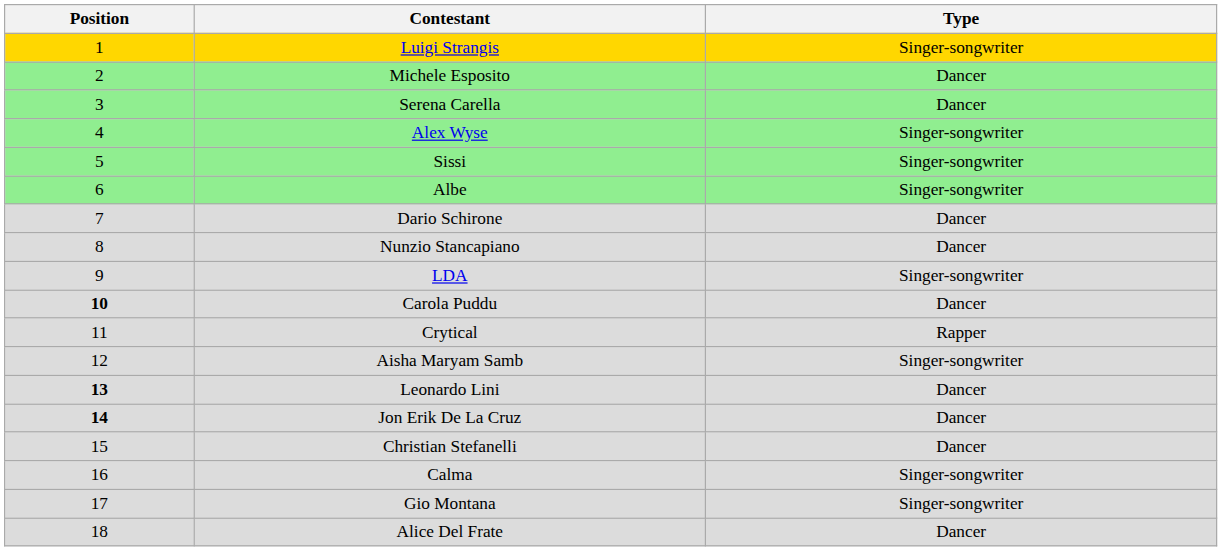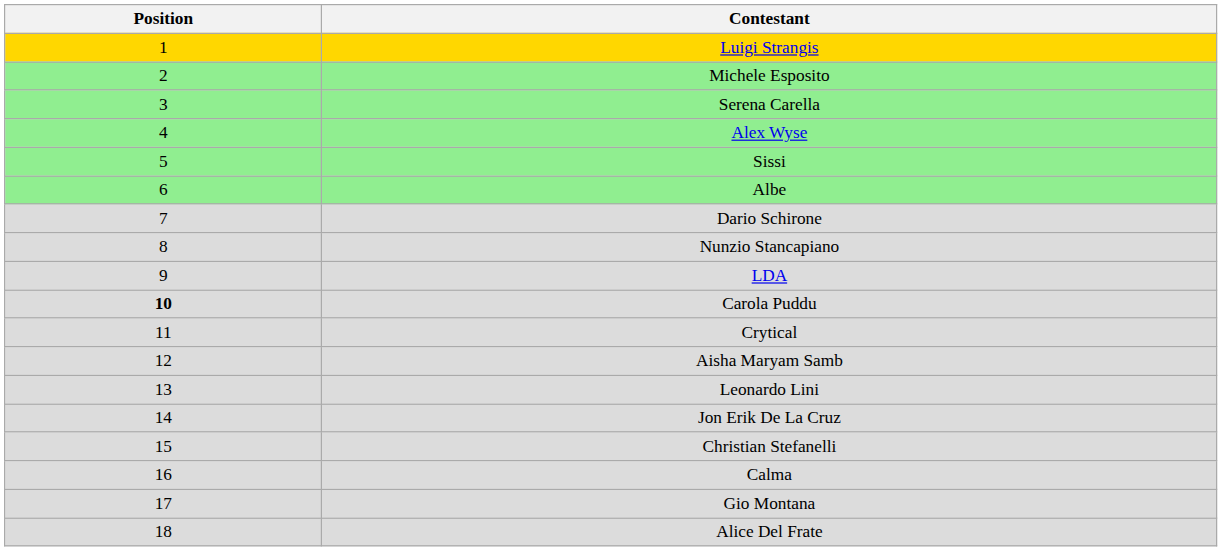- column: (961, 19)
(99, 389) bold -> (163, 389) normal
(99, 418) bold -> (163, 418) normal
